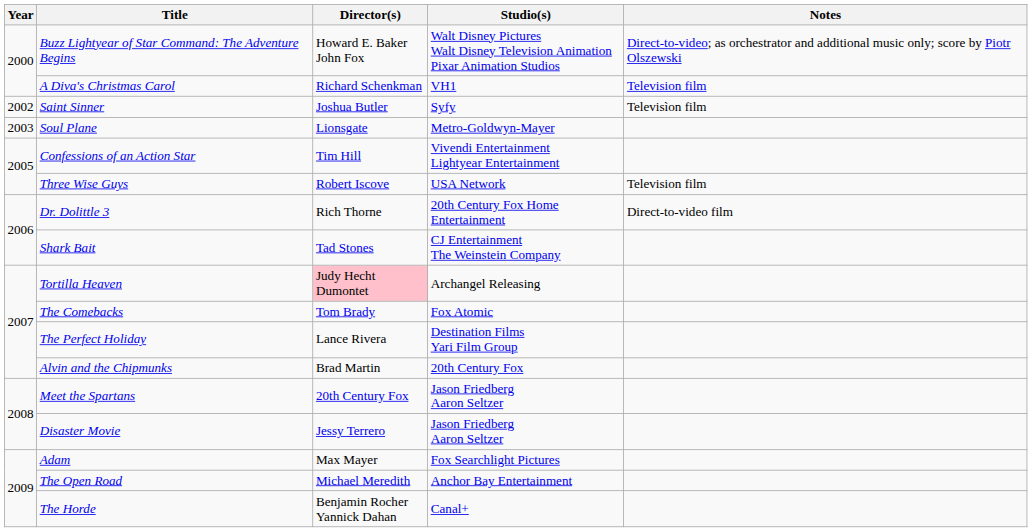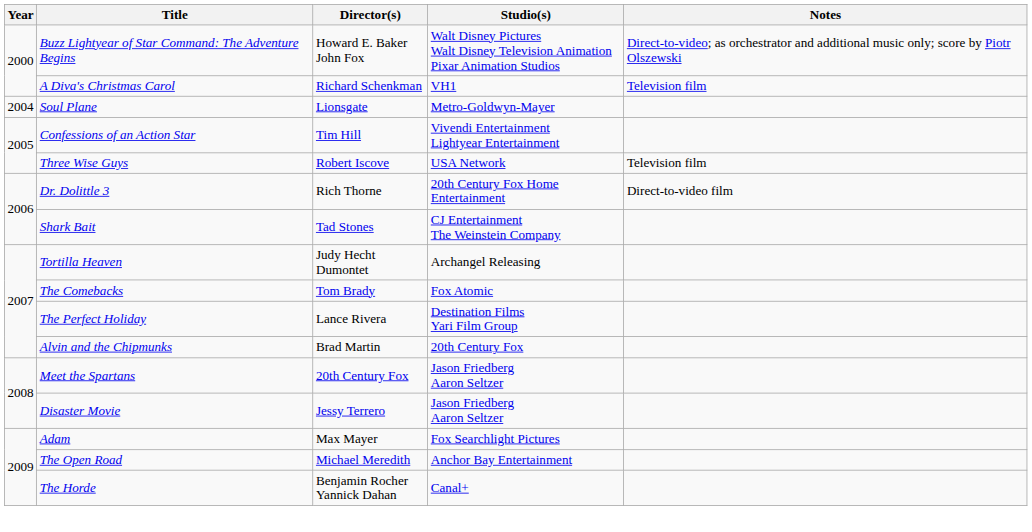- row: (72, 106)
(21, 127) 2003 -> (21, 106) 2004
(346, 283) pink background -> (346, 262) no background
